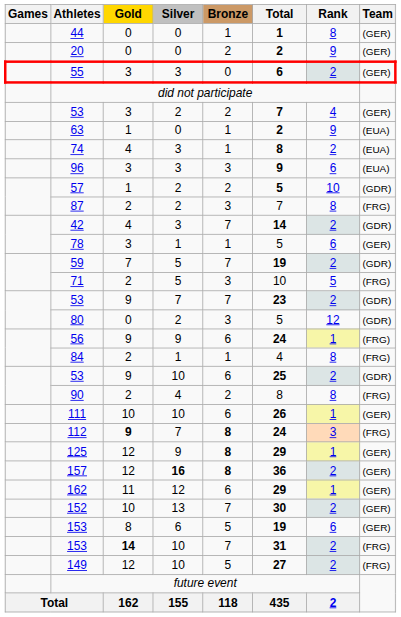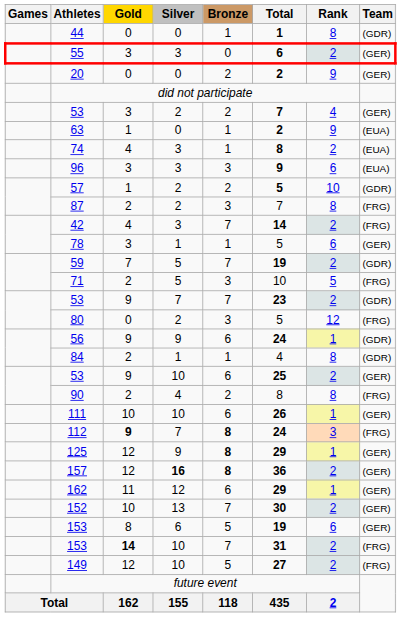(377, 34) (GER) -> (377, 34) (GDR)
rows swapped: (77, 52) <-> (77, 73)
(377, 226) (GDR) -> (376, 226) (FRG)
(377, 321) (GDR) -> (376, 321) (FRG)
(376, 339) (FRG) -> (377, 339) (GDR)
(376, 358) (FRG) -> (377, 358) (GDR)
(377, 377) (GDR) -> (377, 377) (GER)
